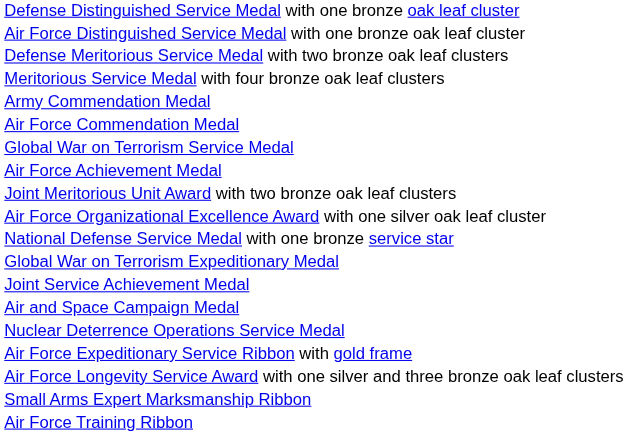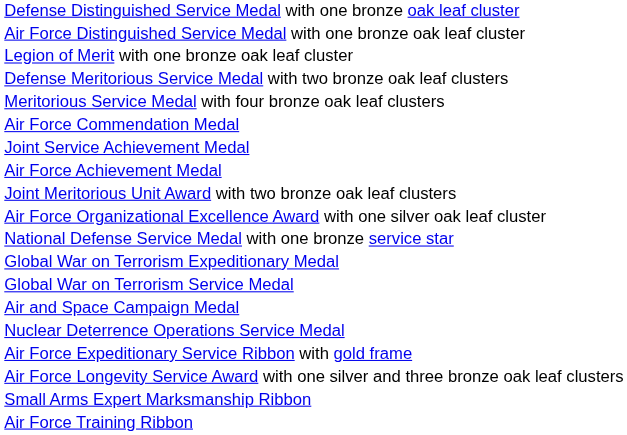+ row: (179, 56)
- row: (107, 101)
rows swapped: (127, 285) <-> (149, 147)
